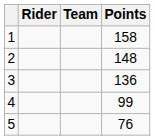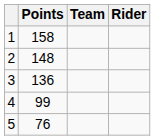columns swapped: (39, 15) <-> (125, 15)
